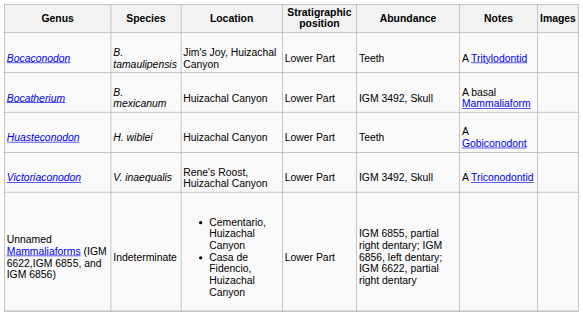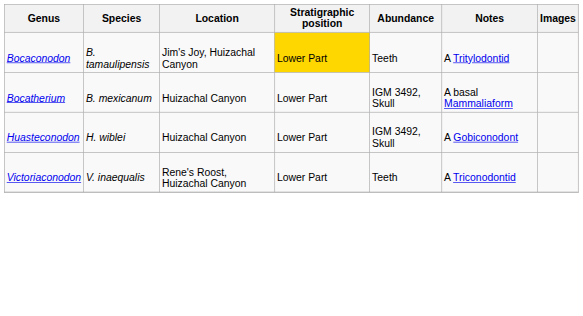(310, 58) no background -> (302, 58) gold background
(372, 138) Teeth -> (396, 138) IGM 3492, Skull
(396, 178) IGM 3492, Skull -> (385, 178) Teeth
- row: (57, 257)
